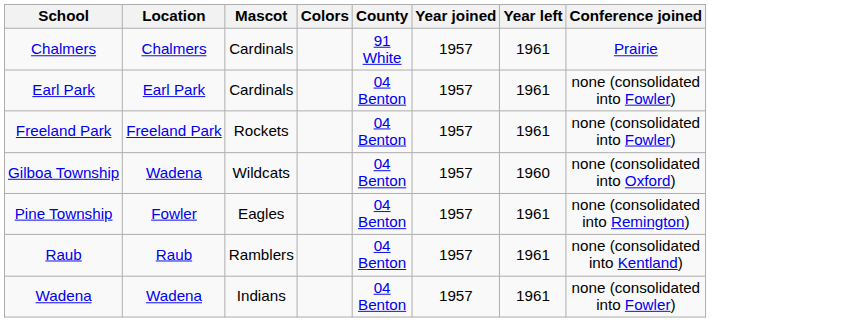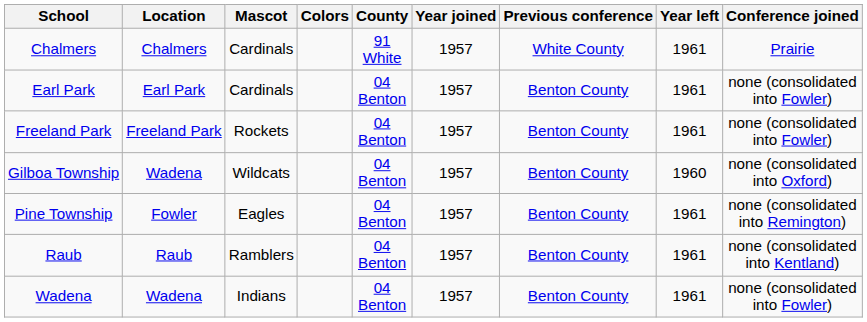+ column: (578, 16)
